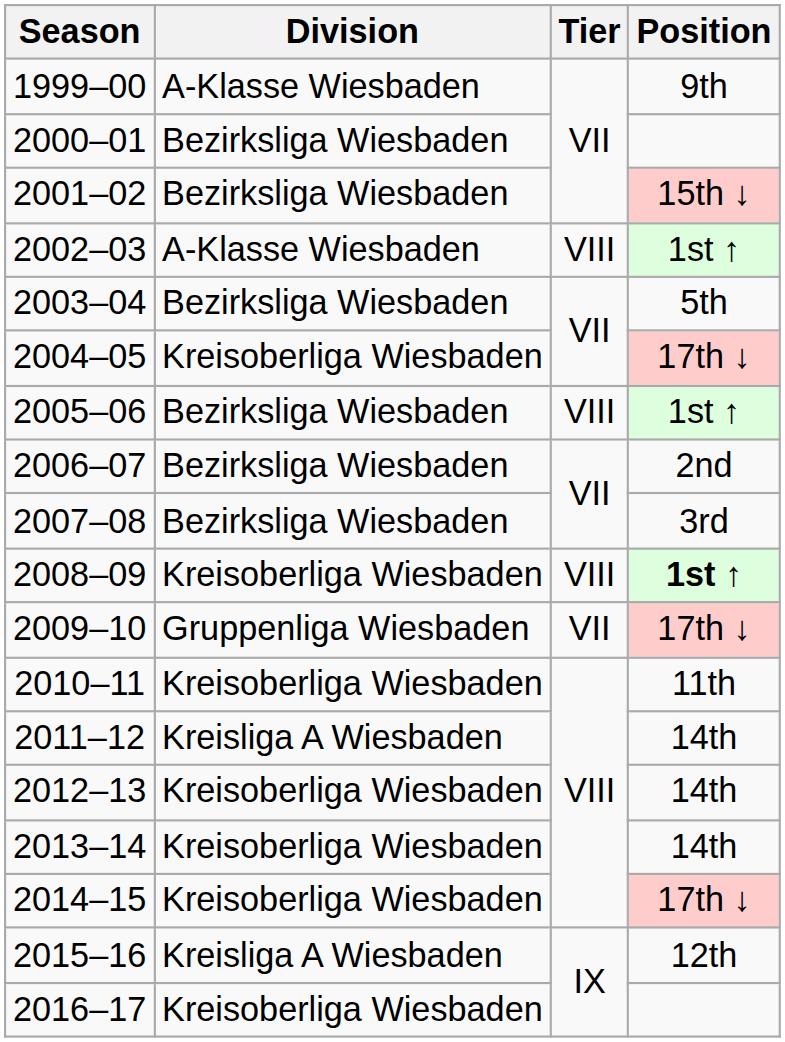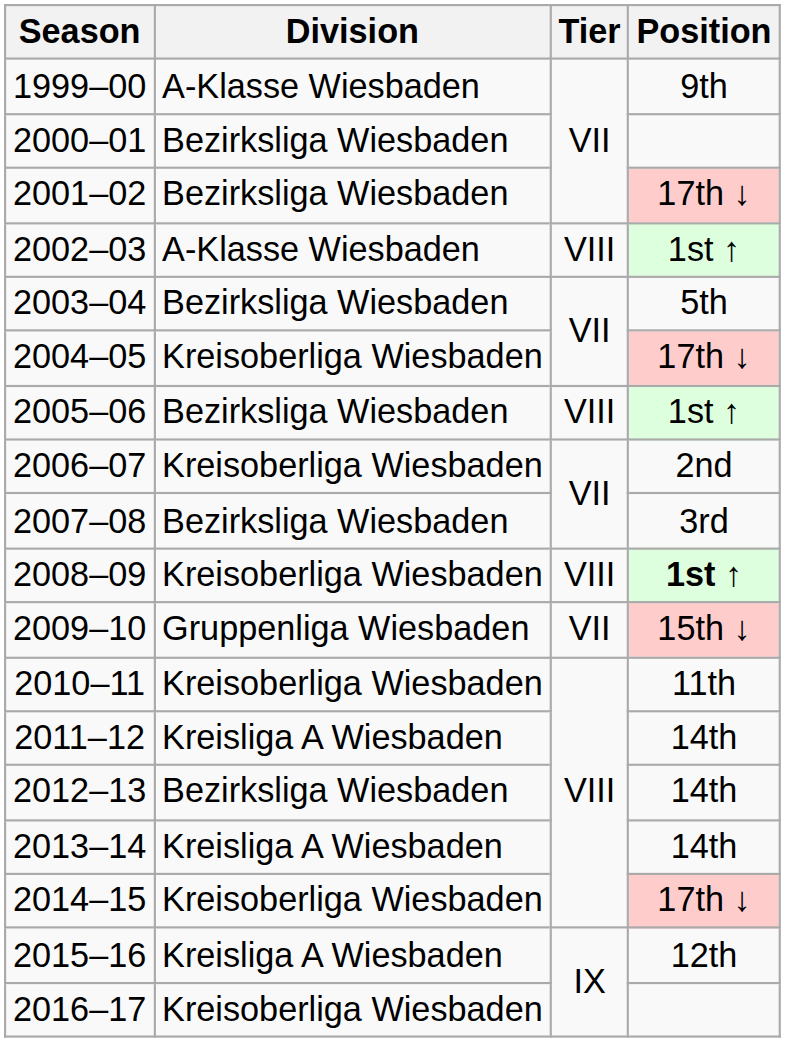(704, 194) 15th ↓ -> (704, 194) 17th ↓
(335, 466) Bezirksliga Wiesbaden -> (352, 466) Kreisoberliga Wiesbaden
(704, 628) 17th ↓ -> (704, 628) 15th ↓
(352, 791) Kreisoberliga Wiesbaden -> (335, 791) Bezirksliga Wiesbaden
(352, 846) Kreisoberliga Wiesbaden -> (332, 846) Kreisliga A Wiesbaden
